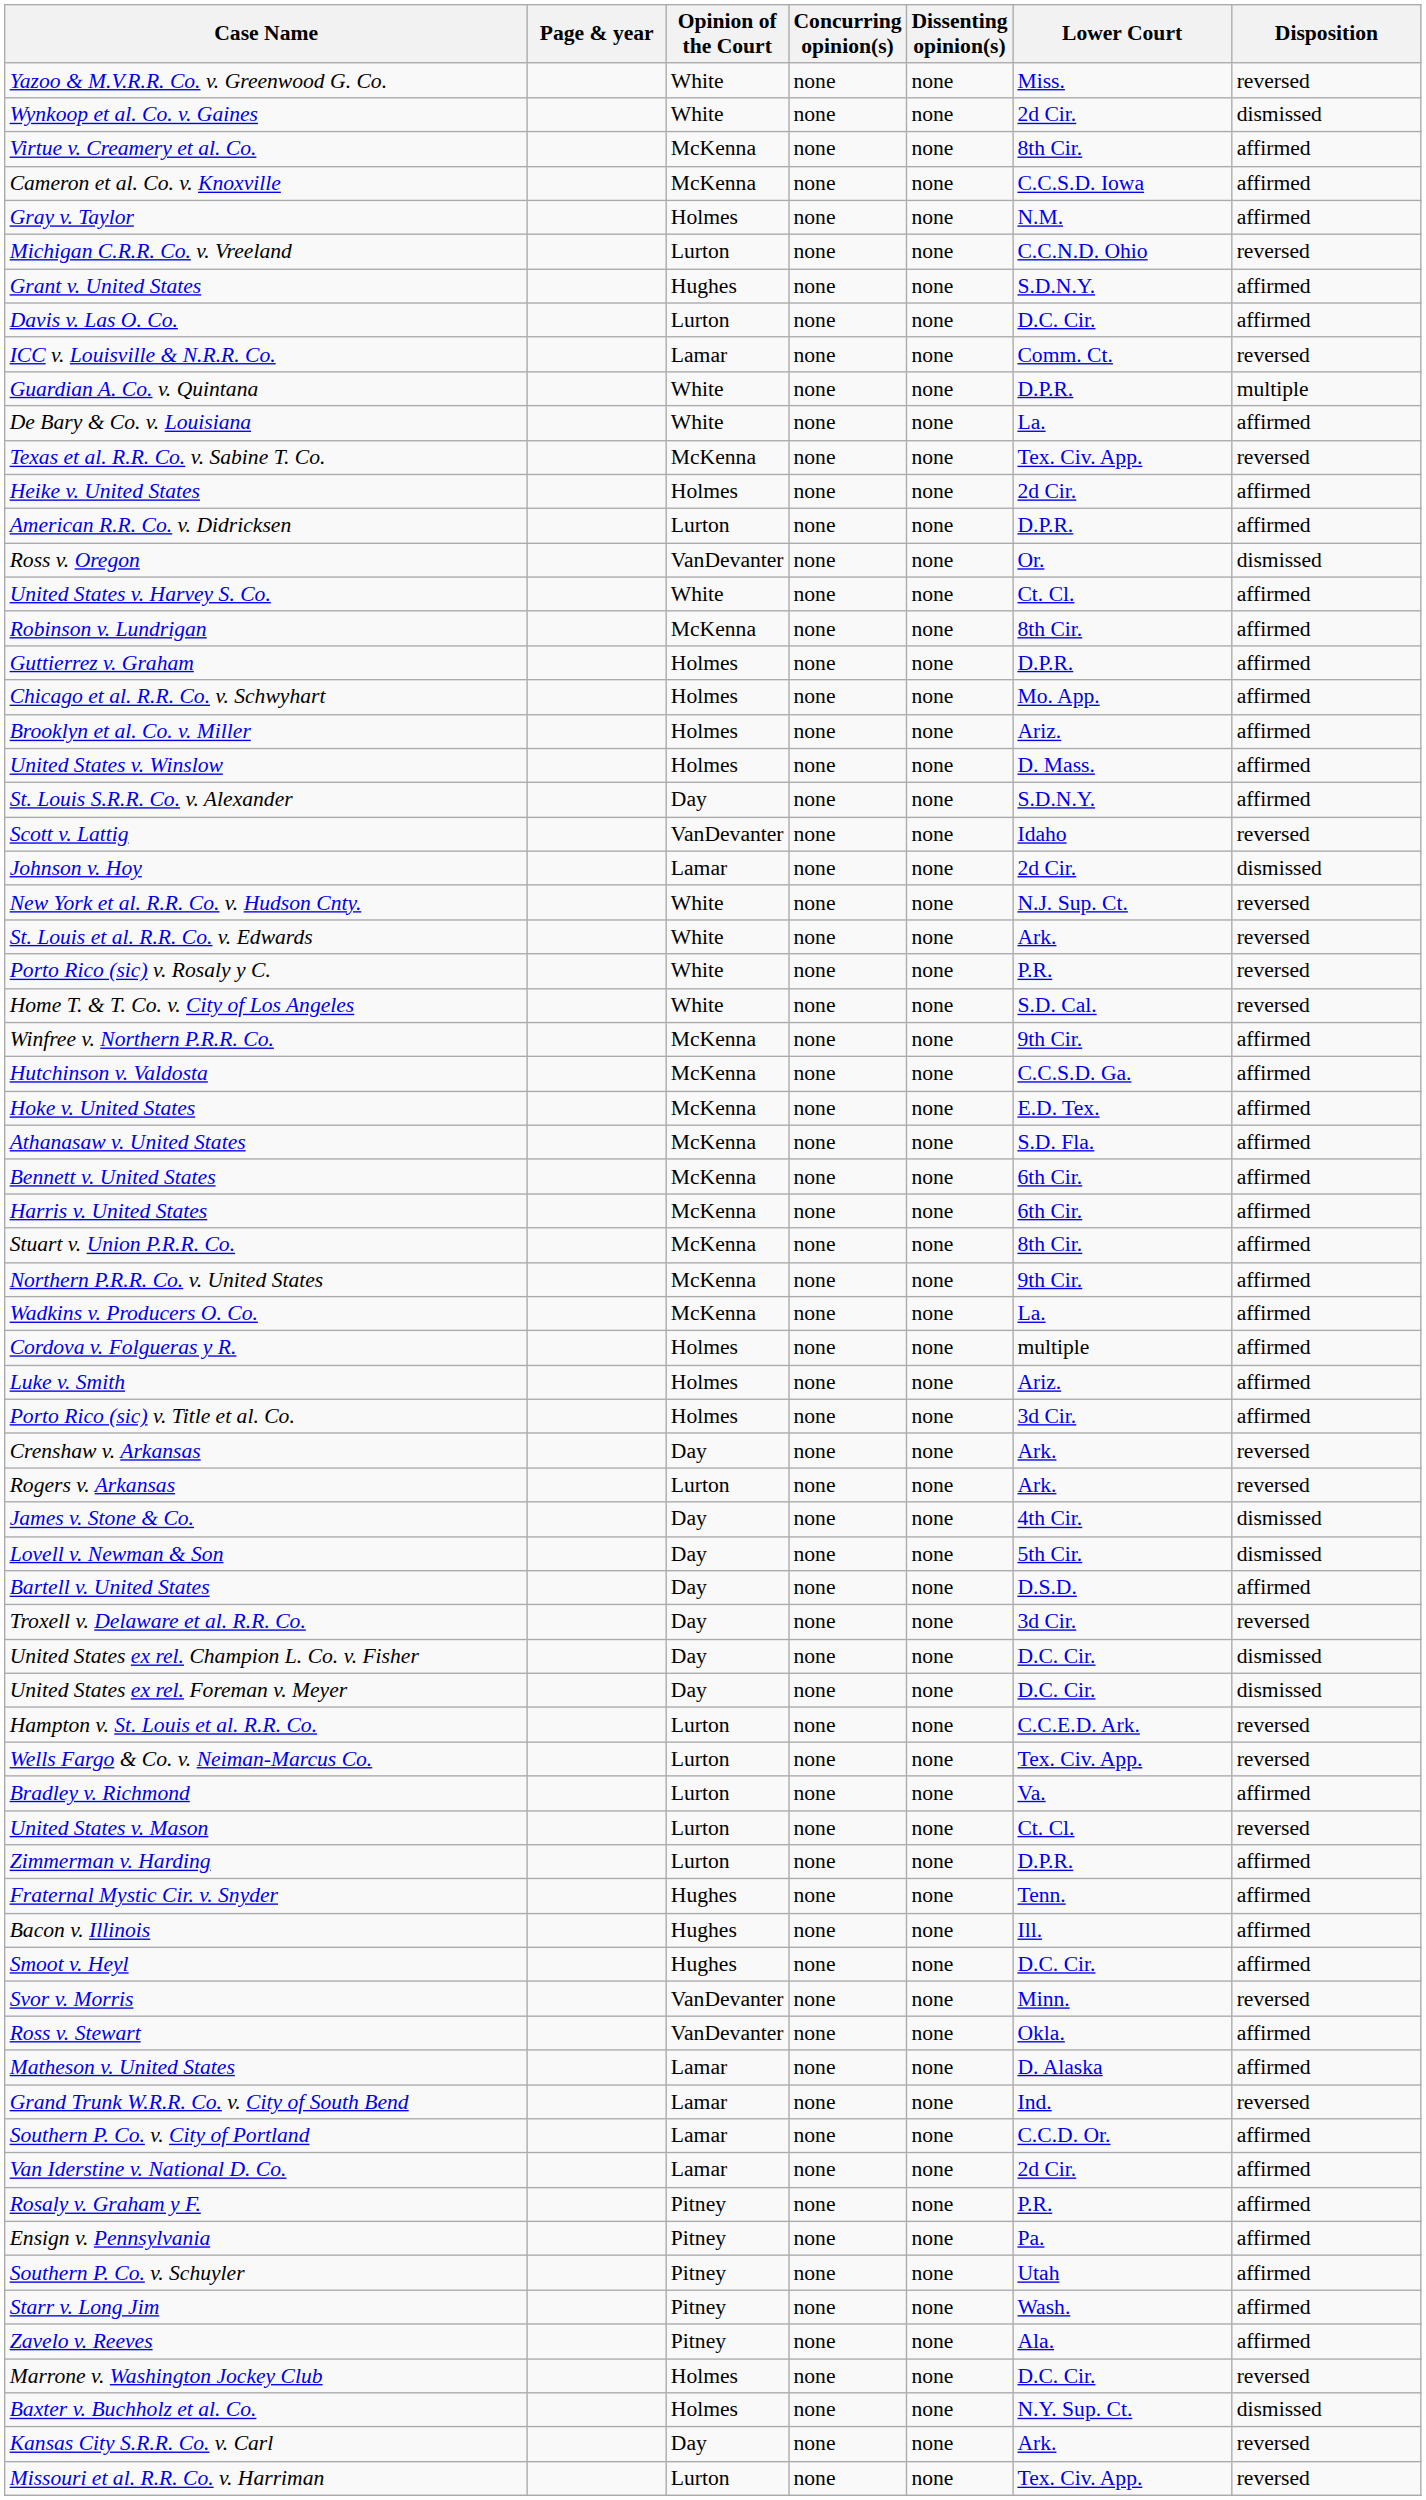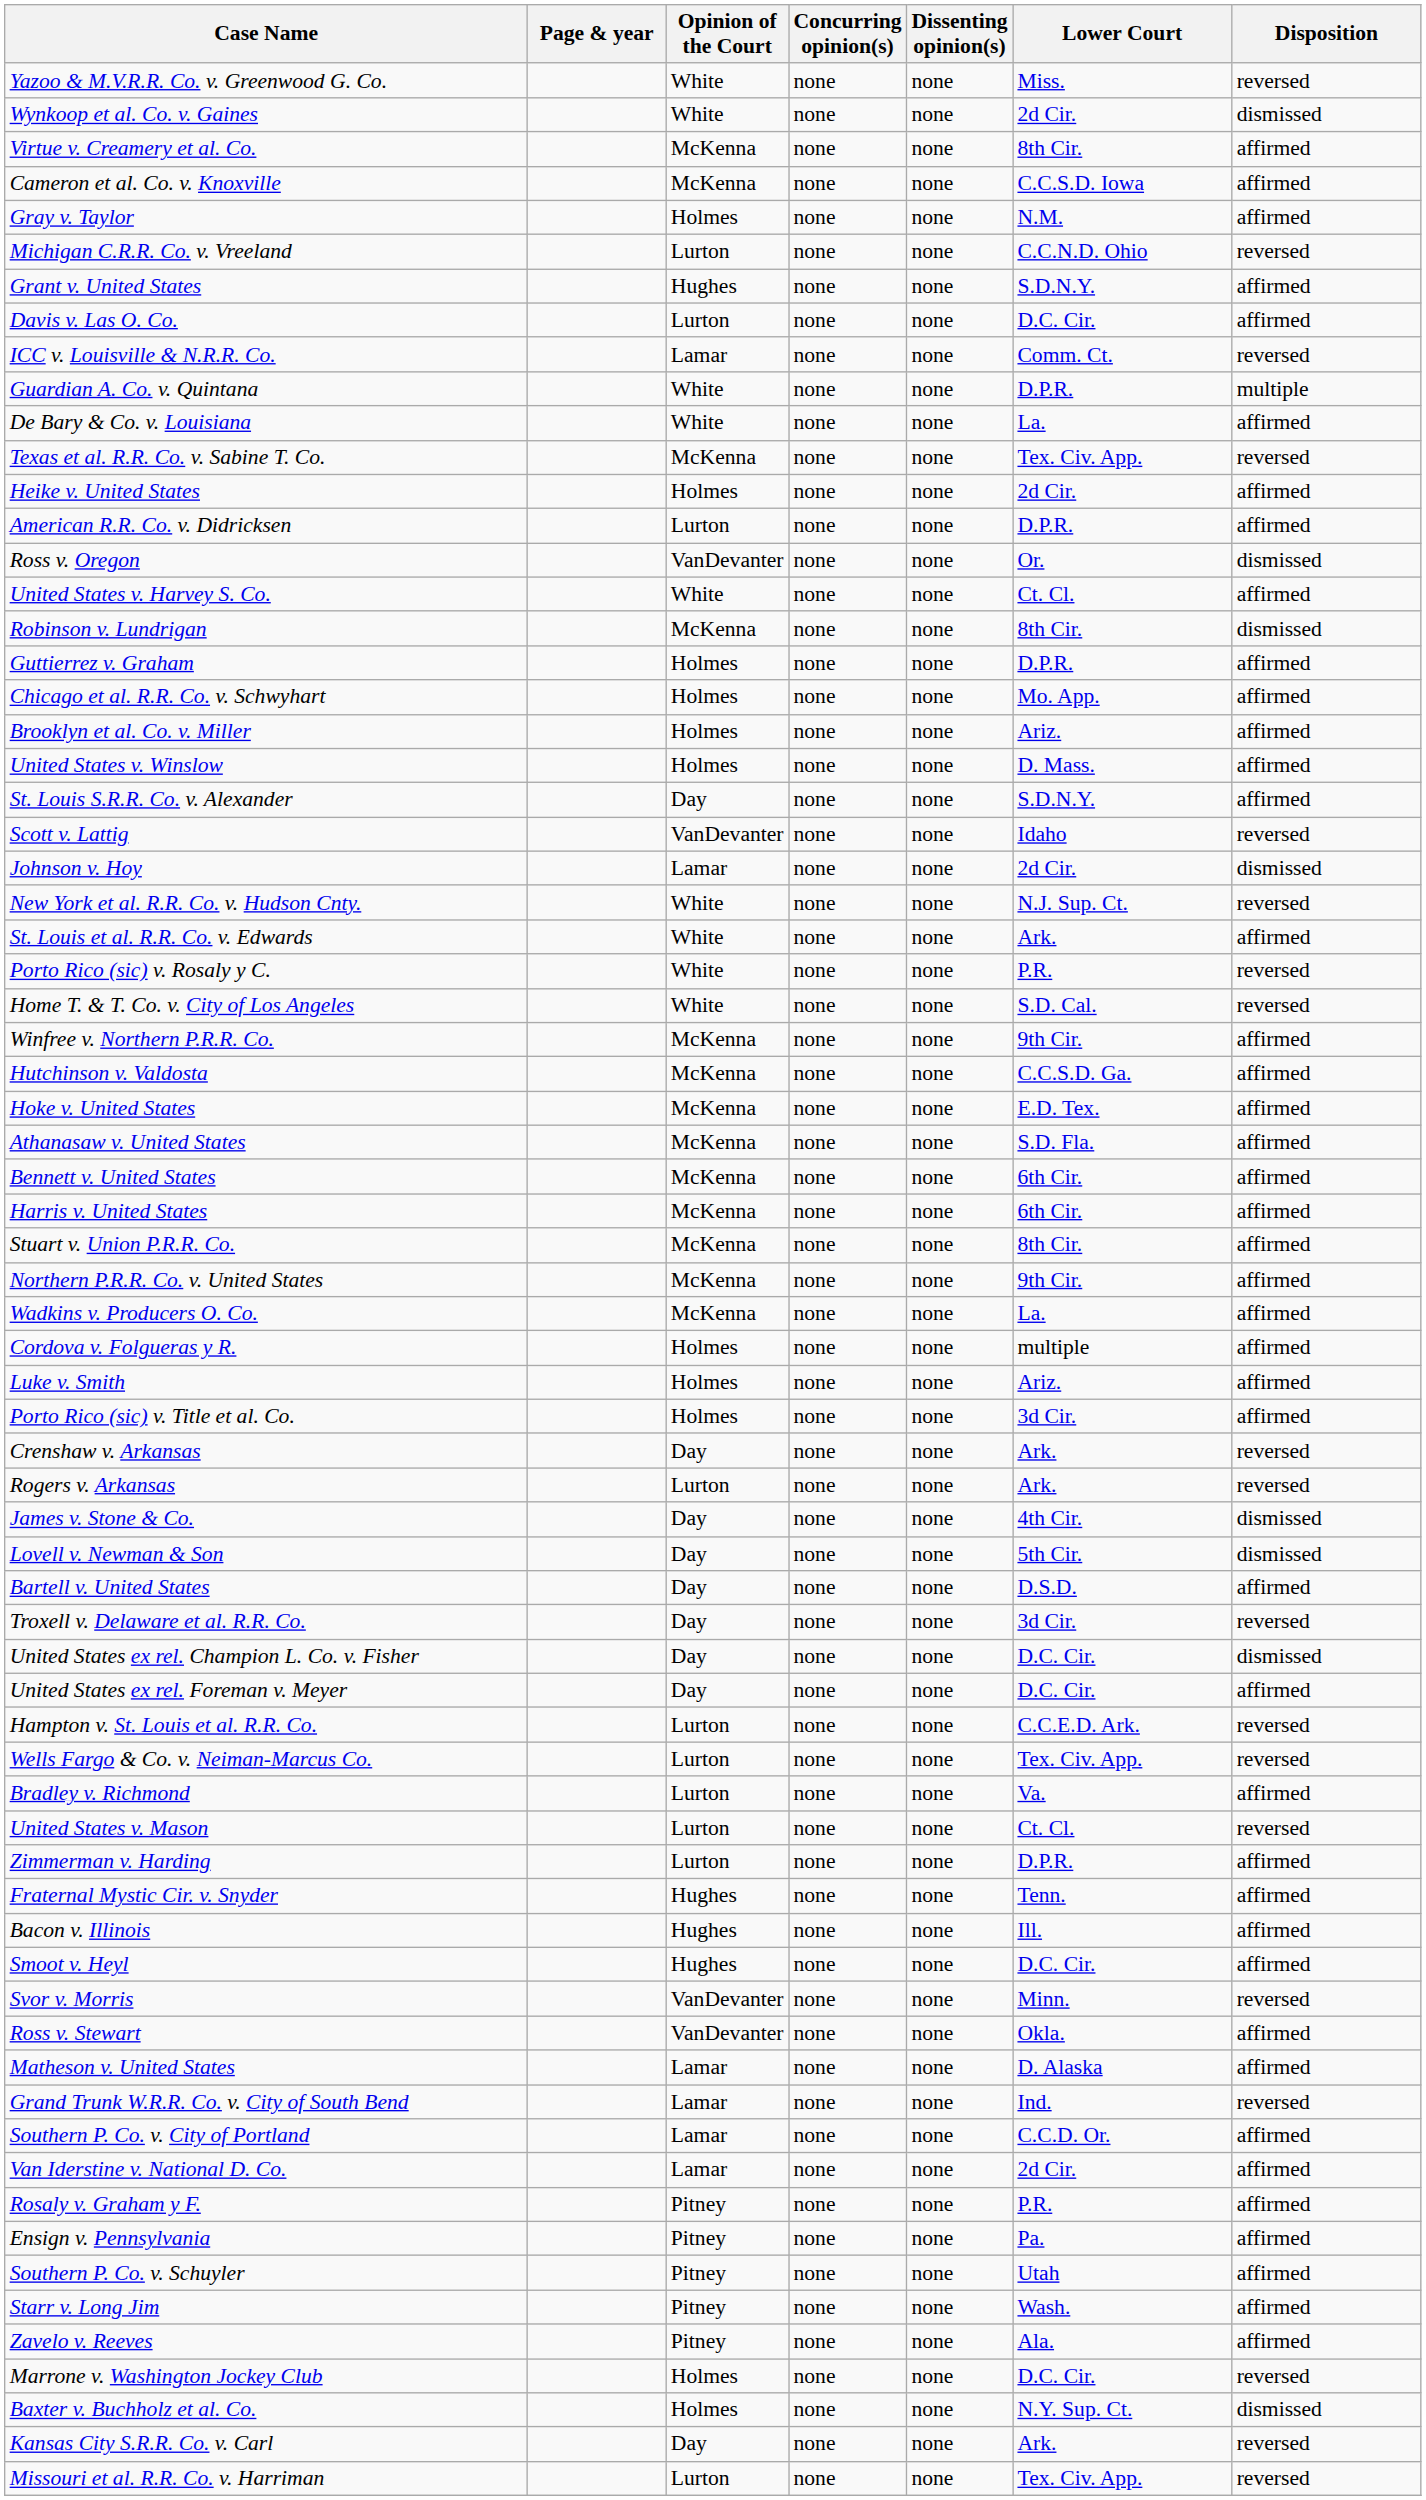(1274, 628) affirmed -> (1279, 628) dismissed
(1273, 936) reversed -> (1274, 936) affirmed
(1279, 1690) dismissed -> (1274, 1690) affirmed
